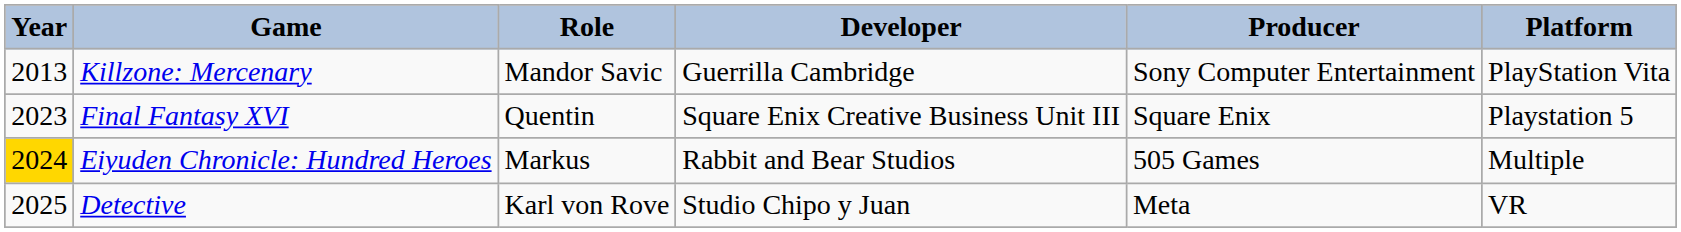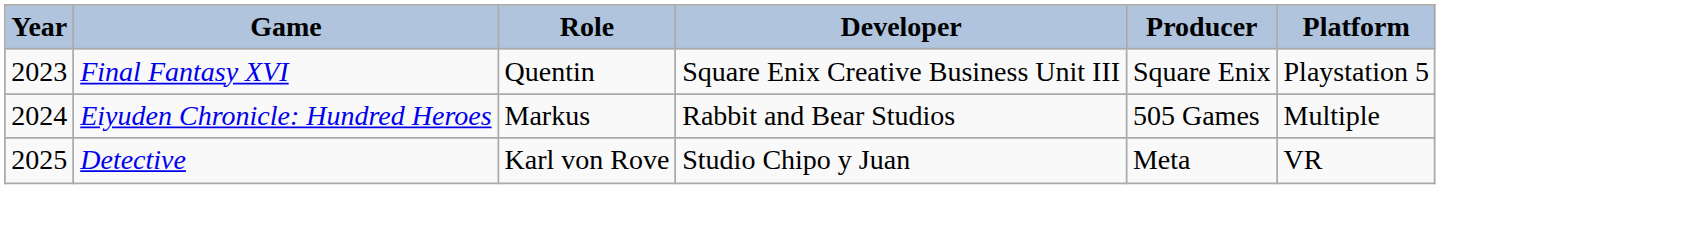- row: (196, 71)
(39, 159) gold background -> (39, 115) no background
